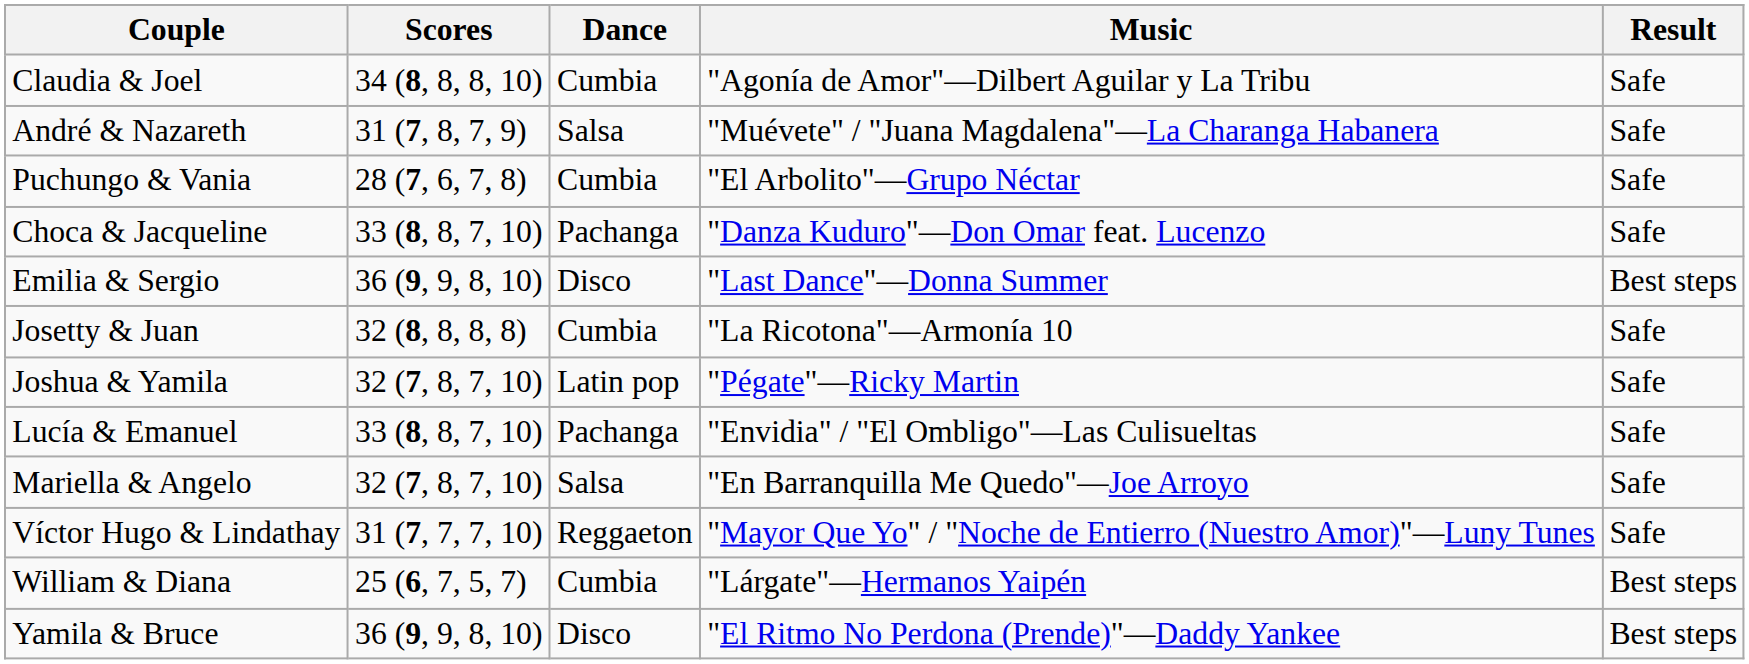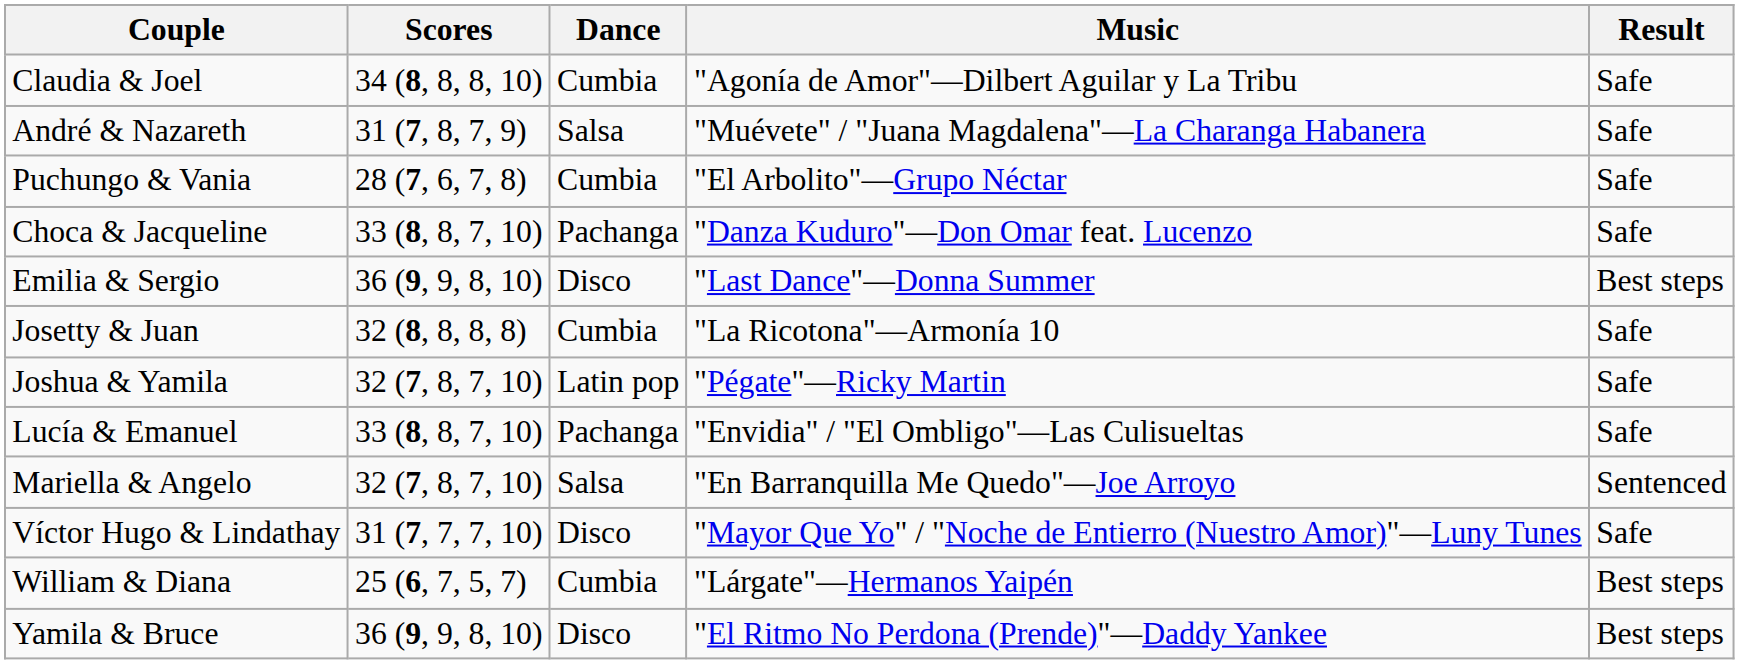(1638, 481) Safe -> (1661, 481) Sentenced
(625, 532) Reggaeton -> (594, 532) Disco
